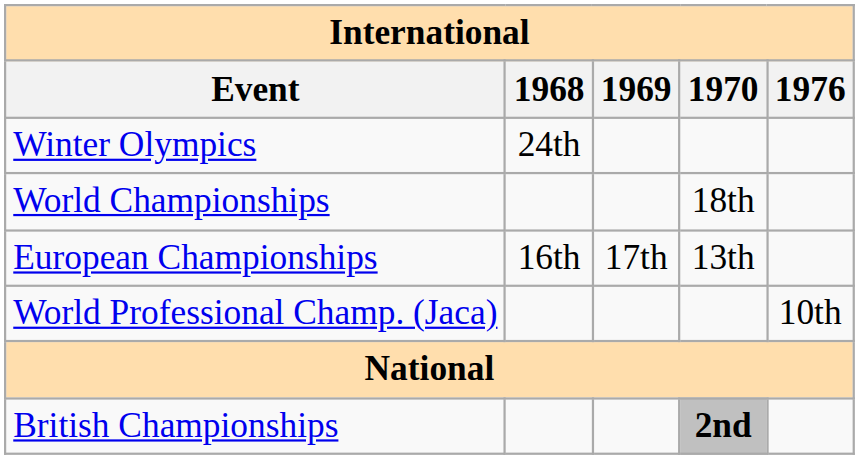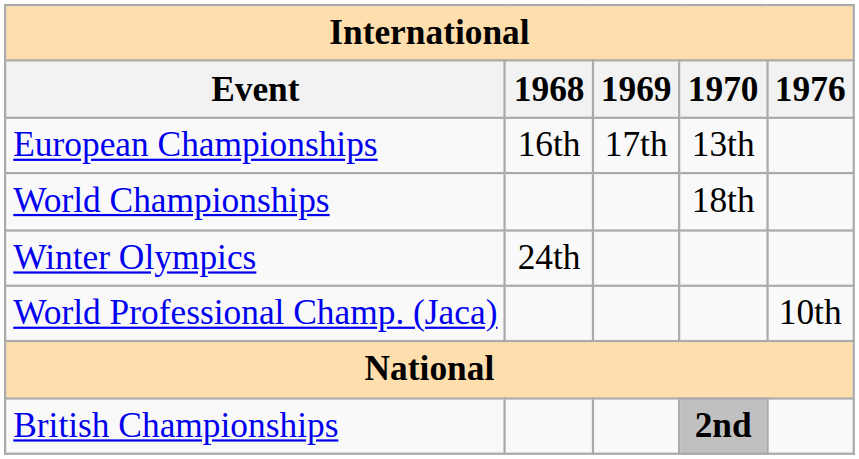rows swapped: (135, 144) <-> (195, 256)
